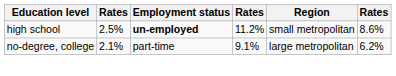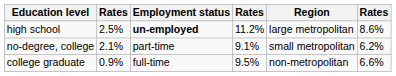(312, 29) small metropolitan -> (311, 29) large metropolitan
(311, 46) large metropolitan -> (312, 46) small metropolitan
+ row: (46, 63)
